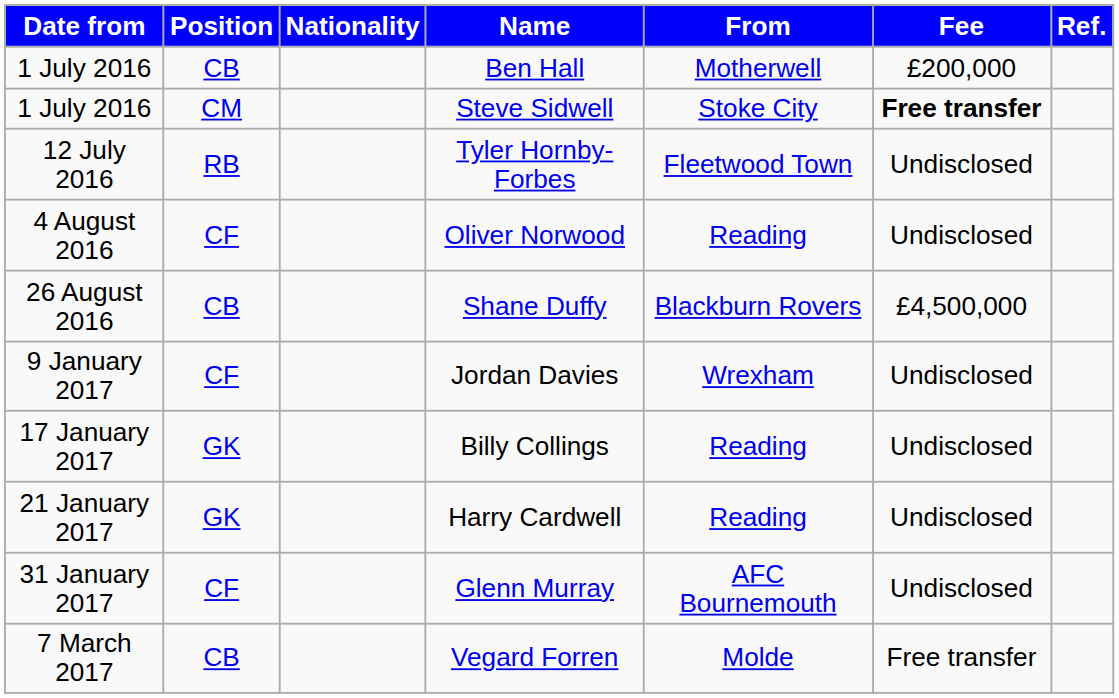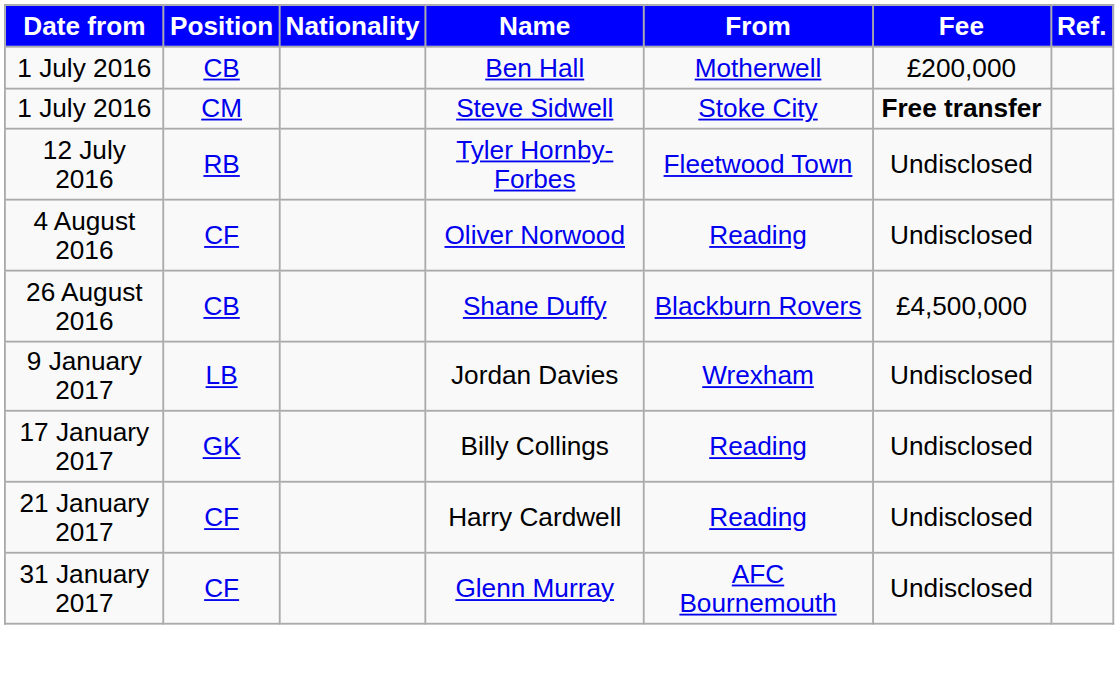(222, 376) CF -> (222, 376) LB
(222, 517) GK -> (222, 517) CF
- row: (535, 658)
